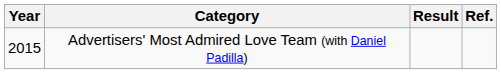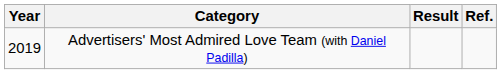(24, 48) 2015 -> (24, 48) 2019
